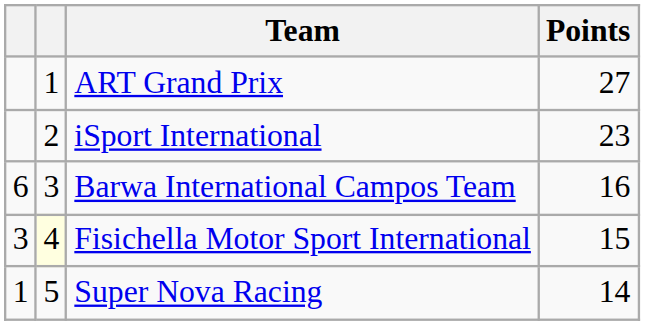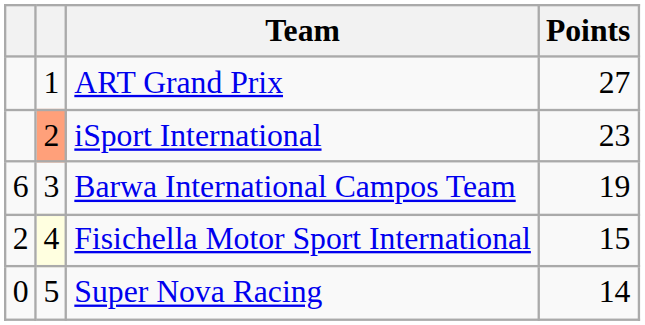(51, 134) no background -> (51, 134) lightsalmon background
(615, 187) 16 -> (615, 187) 19
(21, 239) 3 -> (21, 239) 2
(21, 291) 1 -> (21, 291) 0
